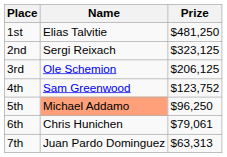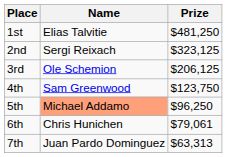(195, 87) $123,752 -> (195, 87) $123,750
